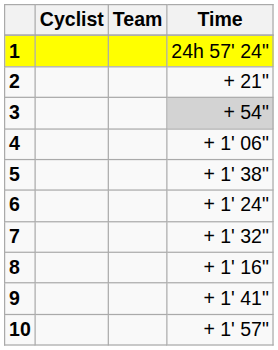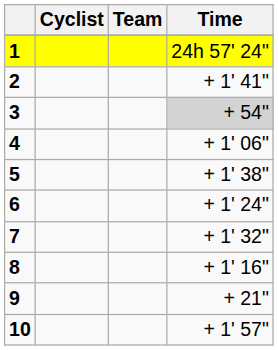(246, 81) + 21" -> (236, 81) + 1' 41"
(236, 298) + 1' 41" -> (246, 298) + 21"
